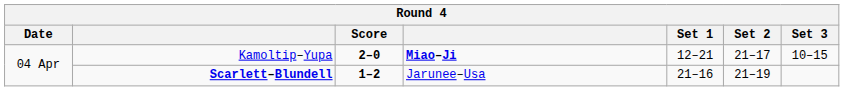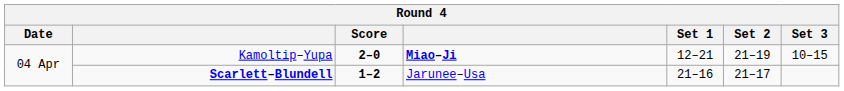(752, 55) 21–17 -> (752, 55) 21–19
(752, 75) 21–19 -> (752, 75) 21–17
